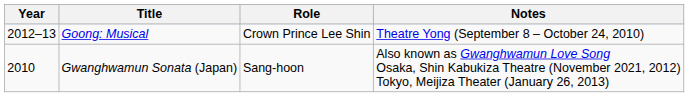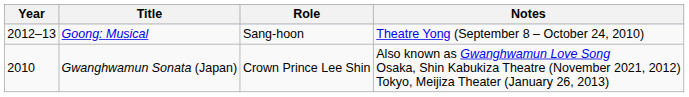(307, 34) Crown Prince Lee Shin -> (273, 34) Sang-hoon
(273, 68) Sang-hoon -> (307, 68) Crown Prince Lee Shin
